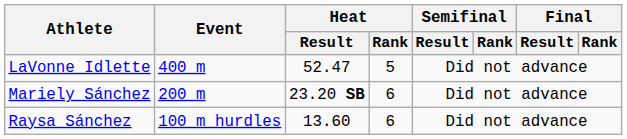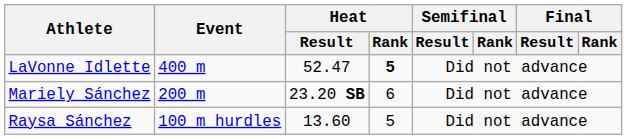(390, 68) normal -> (390, 68) bold
(390, 121) 6 -> (390, 121) 5
